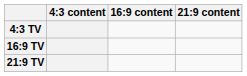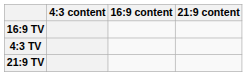rows swapped: (26, 29) <-> (26, 46)
